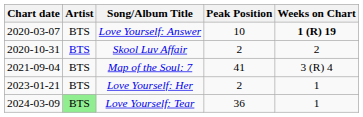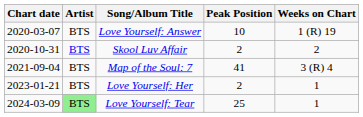(317, 31) bold -> (317, 31) normal
(239, 103) 36 -> (239, 103) 25
